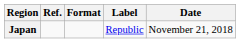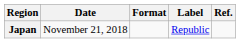columns swapped: (191, 12) <-> (53, 12)
